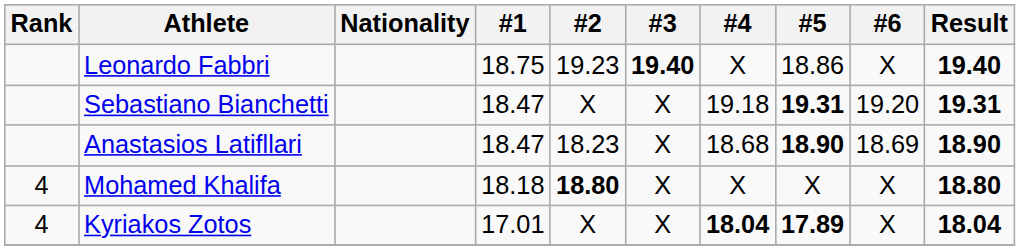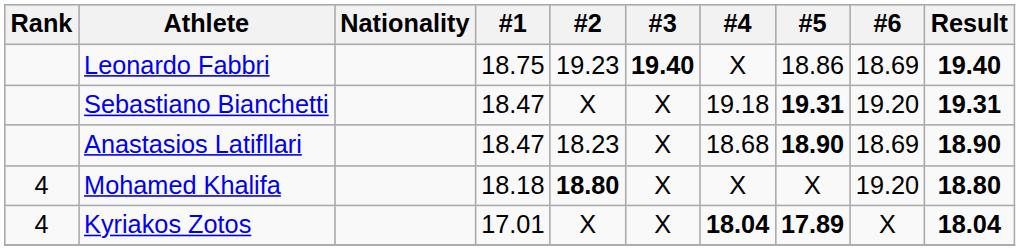(887, 64) X -> (887, 64) 18.69
(887, 184) X -> (887, 184) 19.20
